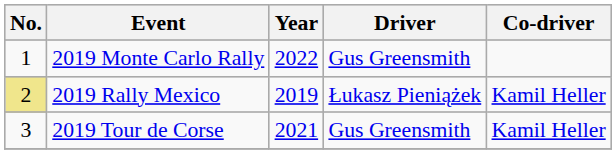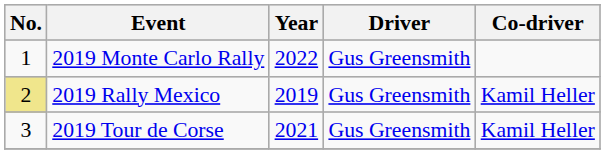(405, 93) Łukasz Pieniążek -> (399, 93) Gus Greensmith
